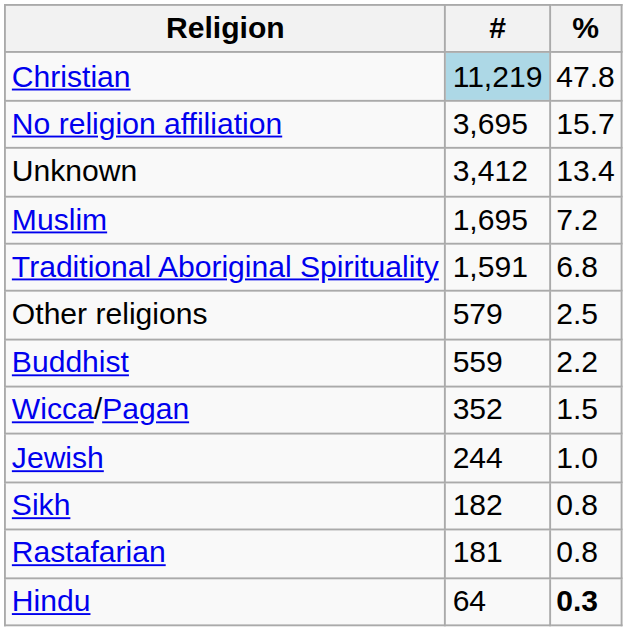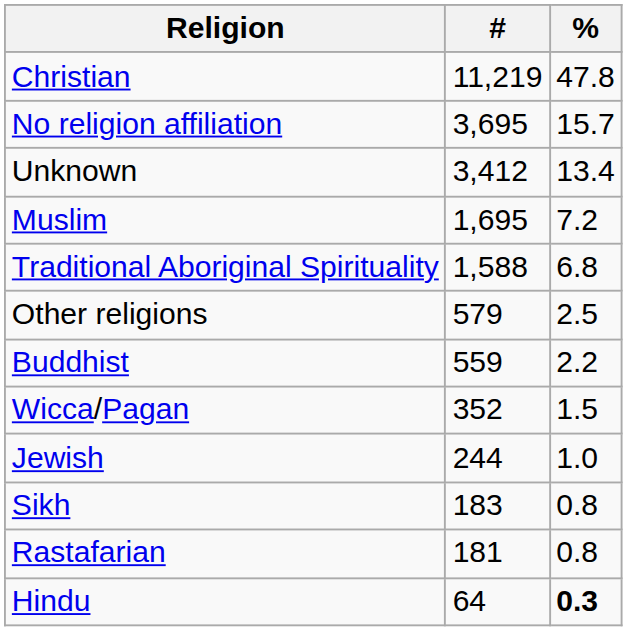(498, 76) lightblue background -> (498, 76) no background
(490, 266) 1,591 -> (490, 266) 1,588
(478, 505) 182 -> (478, 505) 183
